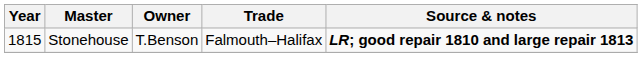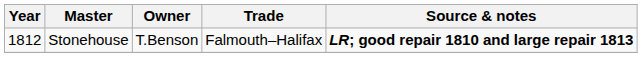(25, 40) 1815 -> (25, 40) 1812
